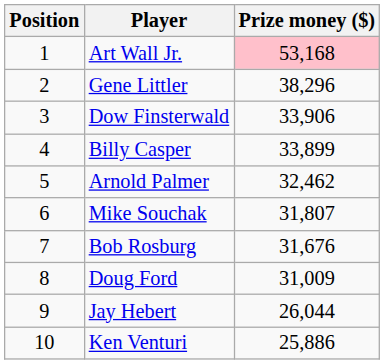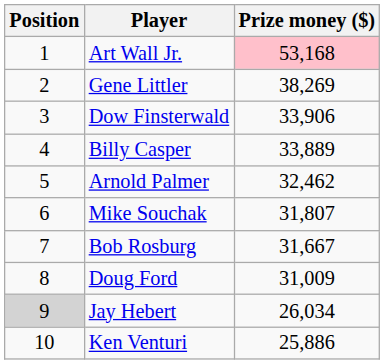(307, 85) 38,296 -> (307, 85) 38,269
(307, 149) 33,899 -> (307, 149) 33,889
(307, 246) 31,676 -> (307, 246) 31,667
(44, 310) no background -> (44, 310) lightgrey background
(307, 310) 26,044 -> (307, 310) 26,034
